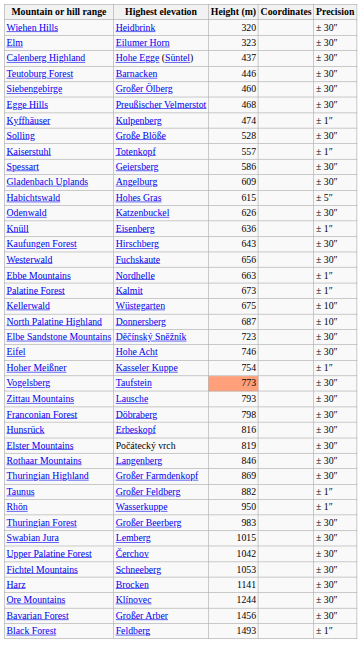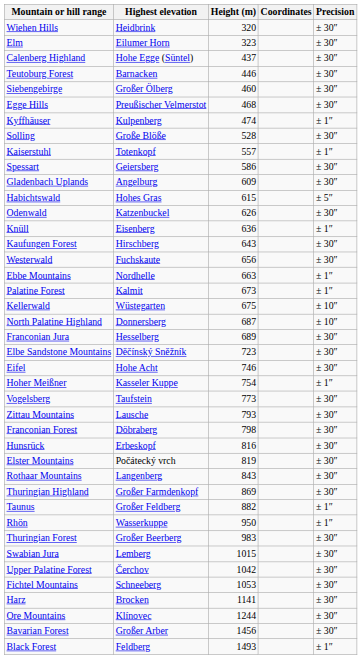+ row: (38, 337)
(249, 383) lightsalmon background -> (249, 399) no background
(249, 461) 846 -> (249, 476) 843
